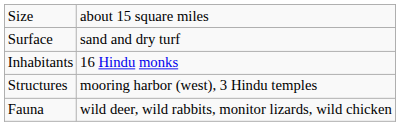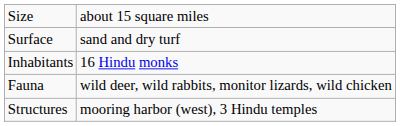rows swapped: (38, 86) <-> (26, 109)
